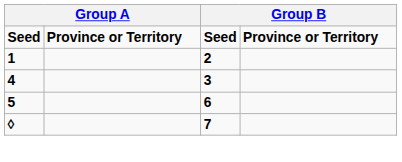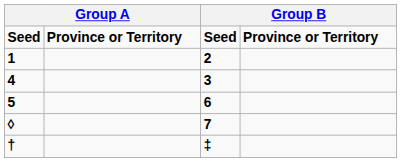+ row: (11, 146)
